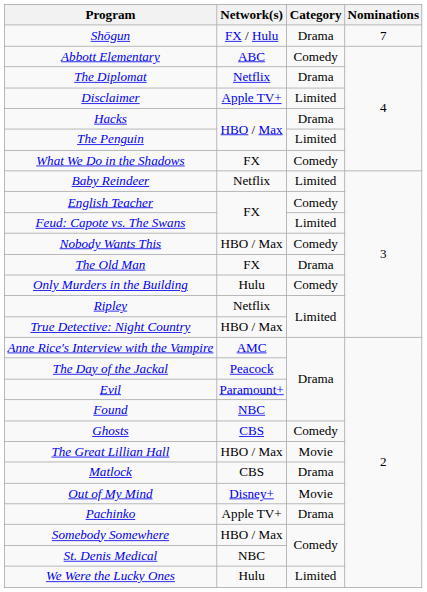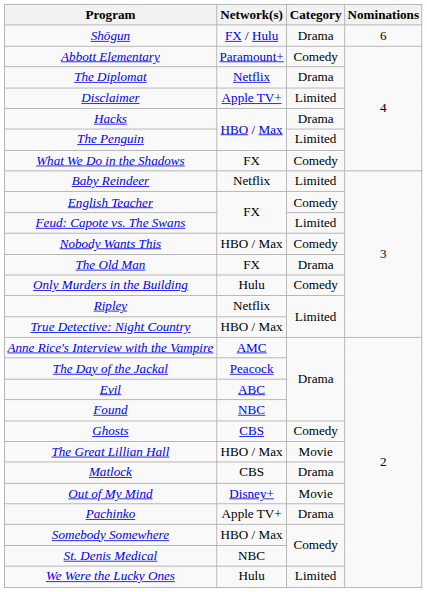(383, 35) 7 -> (383, 35) 6
(252, 56) ABC -> (252, 56) Paramount+
(252, 389) Paramount+ -> (252, 389) ABC
